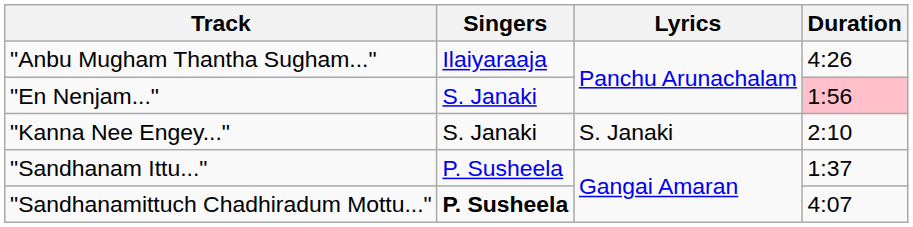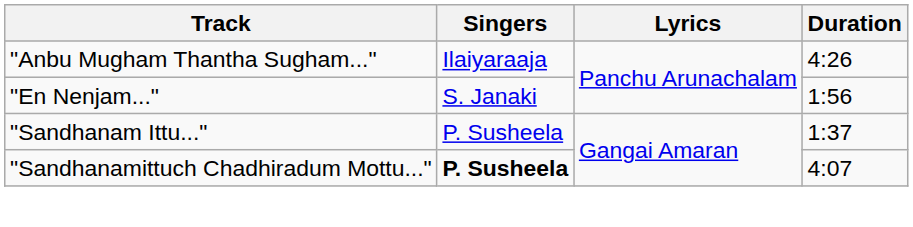(830, 96) pink background -> (830, 96) no background
- row: (120, 132)
